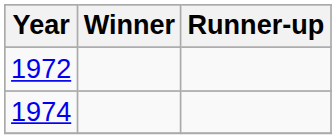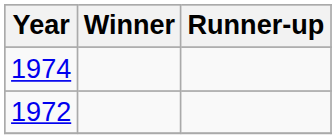rows swapped: (41, 68) <-> (41, 111)
